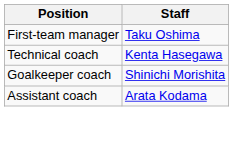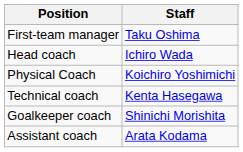+ row: (42, 55)
+ row: (51, 75)
